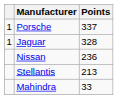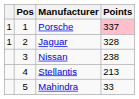+ column: (25, 11)
(89, 26) no background -> (111, 26) pink background
(89, 56) 236 -> (111, 56) 238
